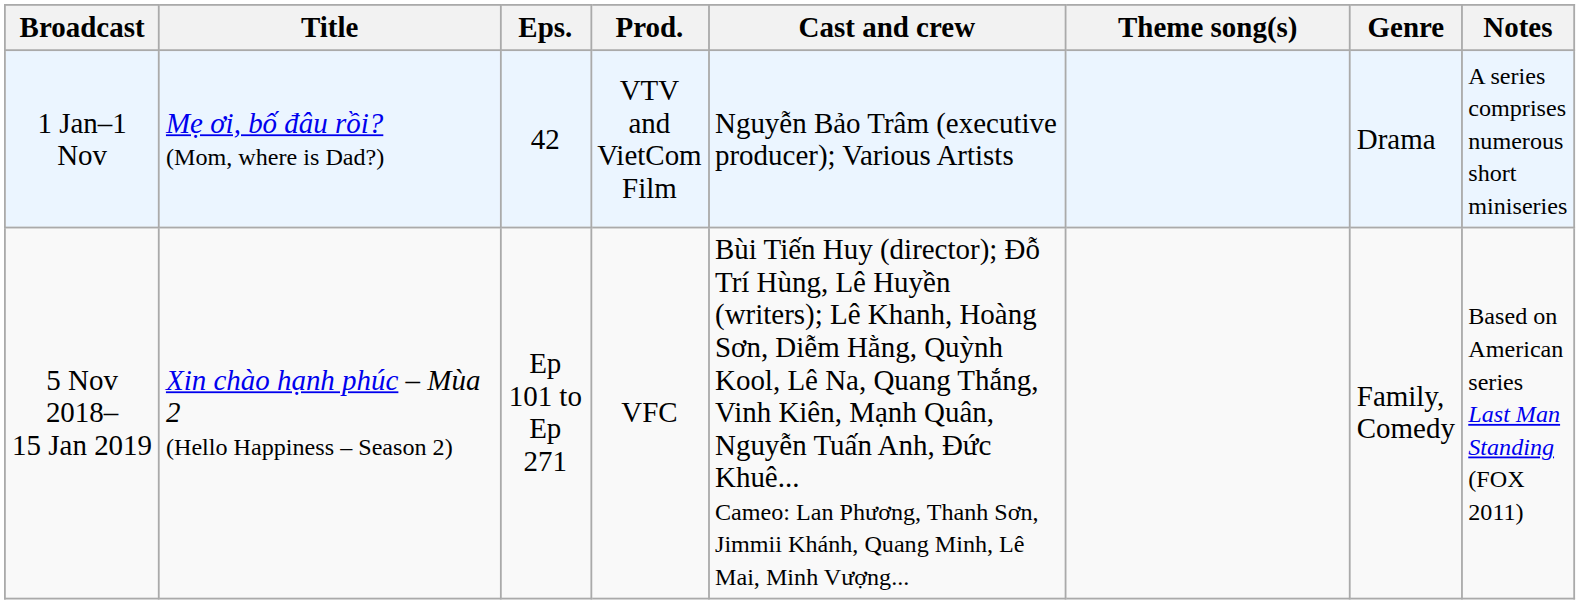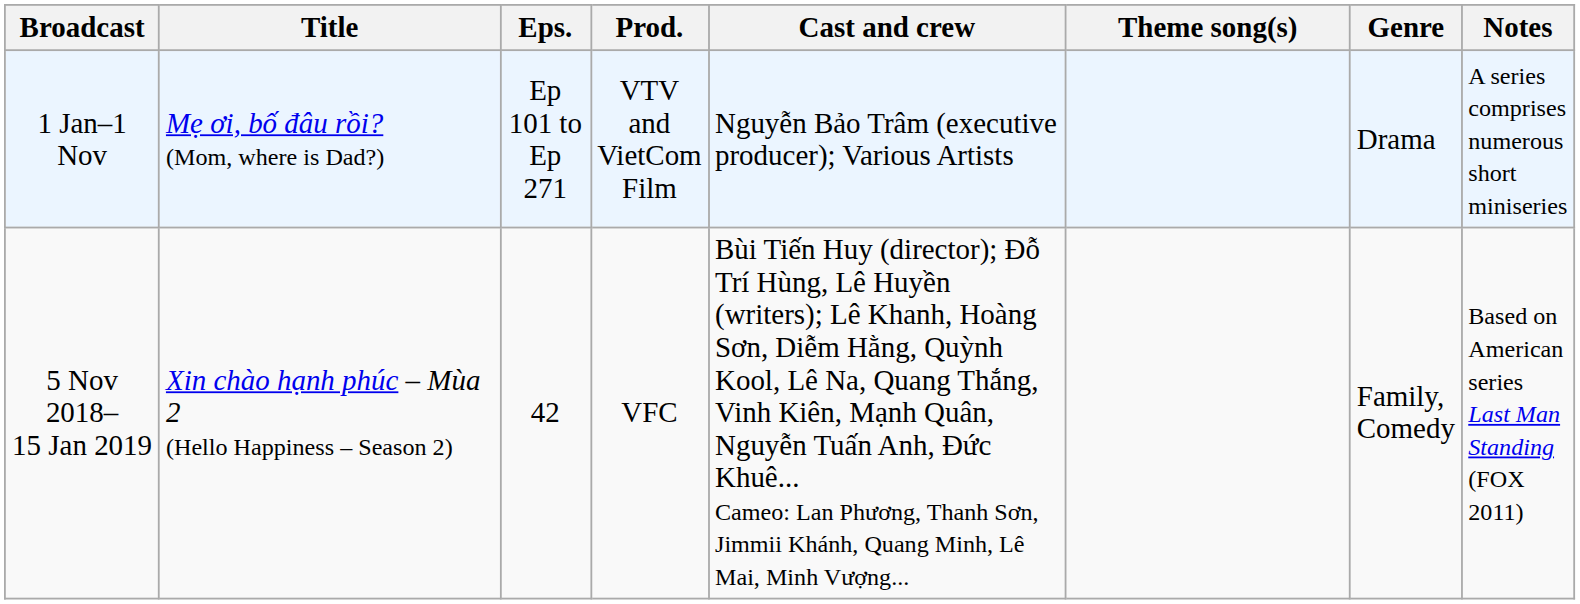(545, 138) 42 -> (545, 138) Ep 101 to Ep 271
(545, 412) Ep 101 to Ep 271 -> (545, 412) 42
